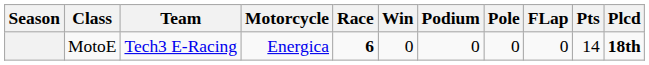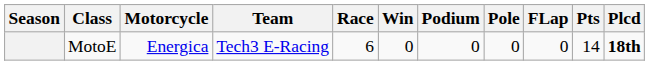columns swapped: (287, 18) <-> (181, 18)
(369, 45) bold -> (369, 45) normal
